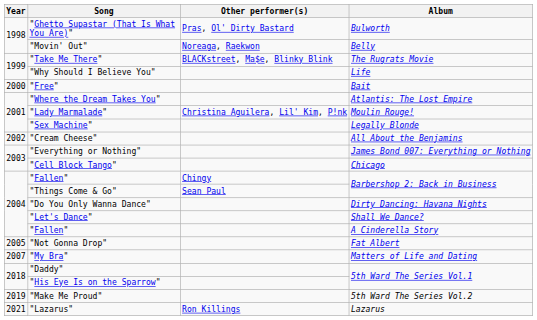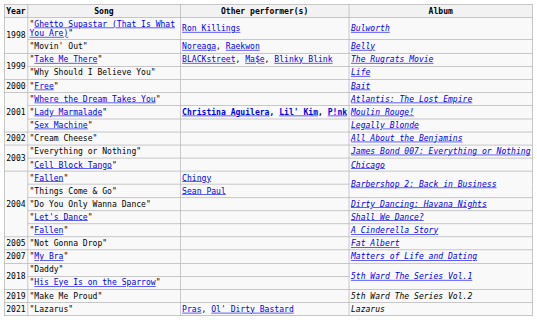(238, 29) Pras, Ol' Dirty Bastard -> (211, 29) Ron Killings
(265, 112) normal -> (265, 112) bold
(211, 309) Ron Killings -> (238, 309) Pras, Ol' Dirty Bastard
